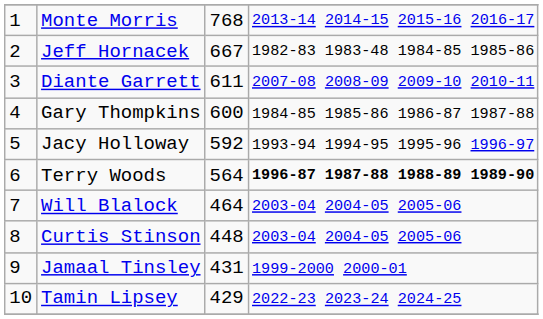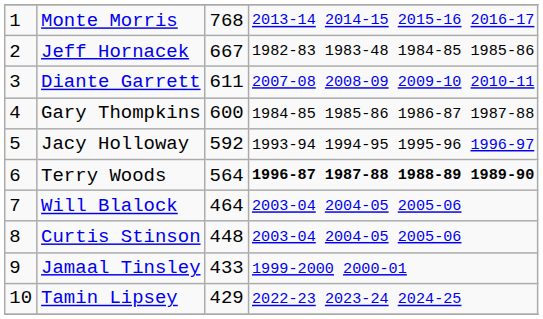(227, 268) 431 -> (227, 268) 433
